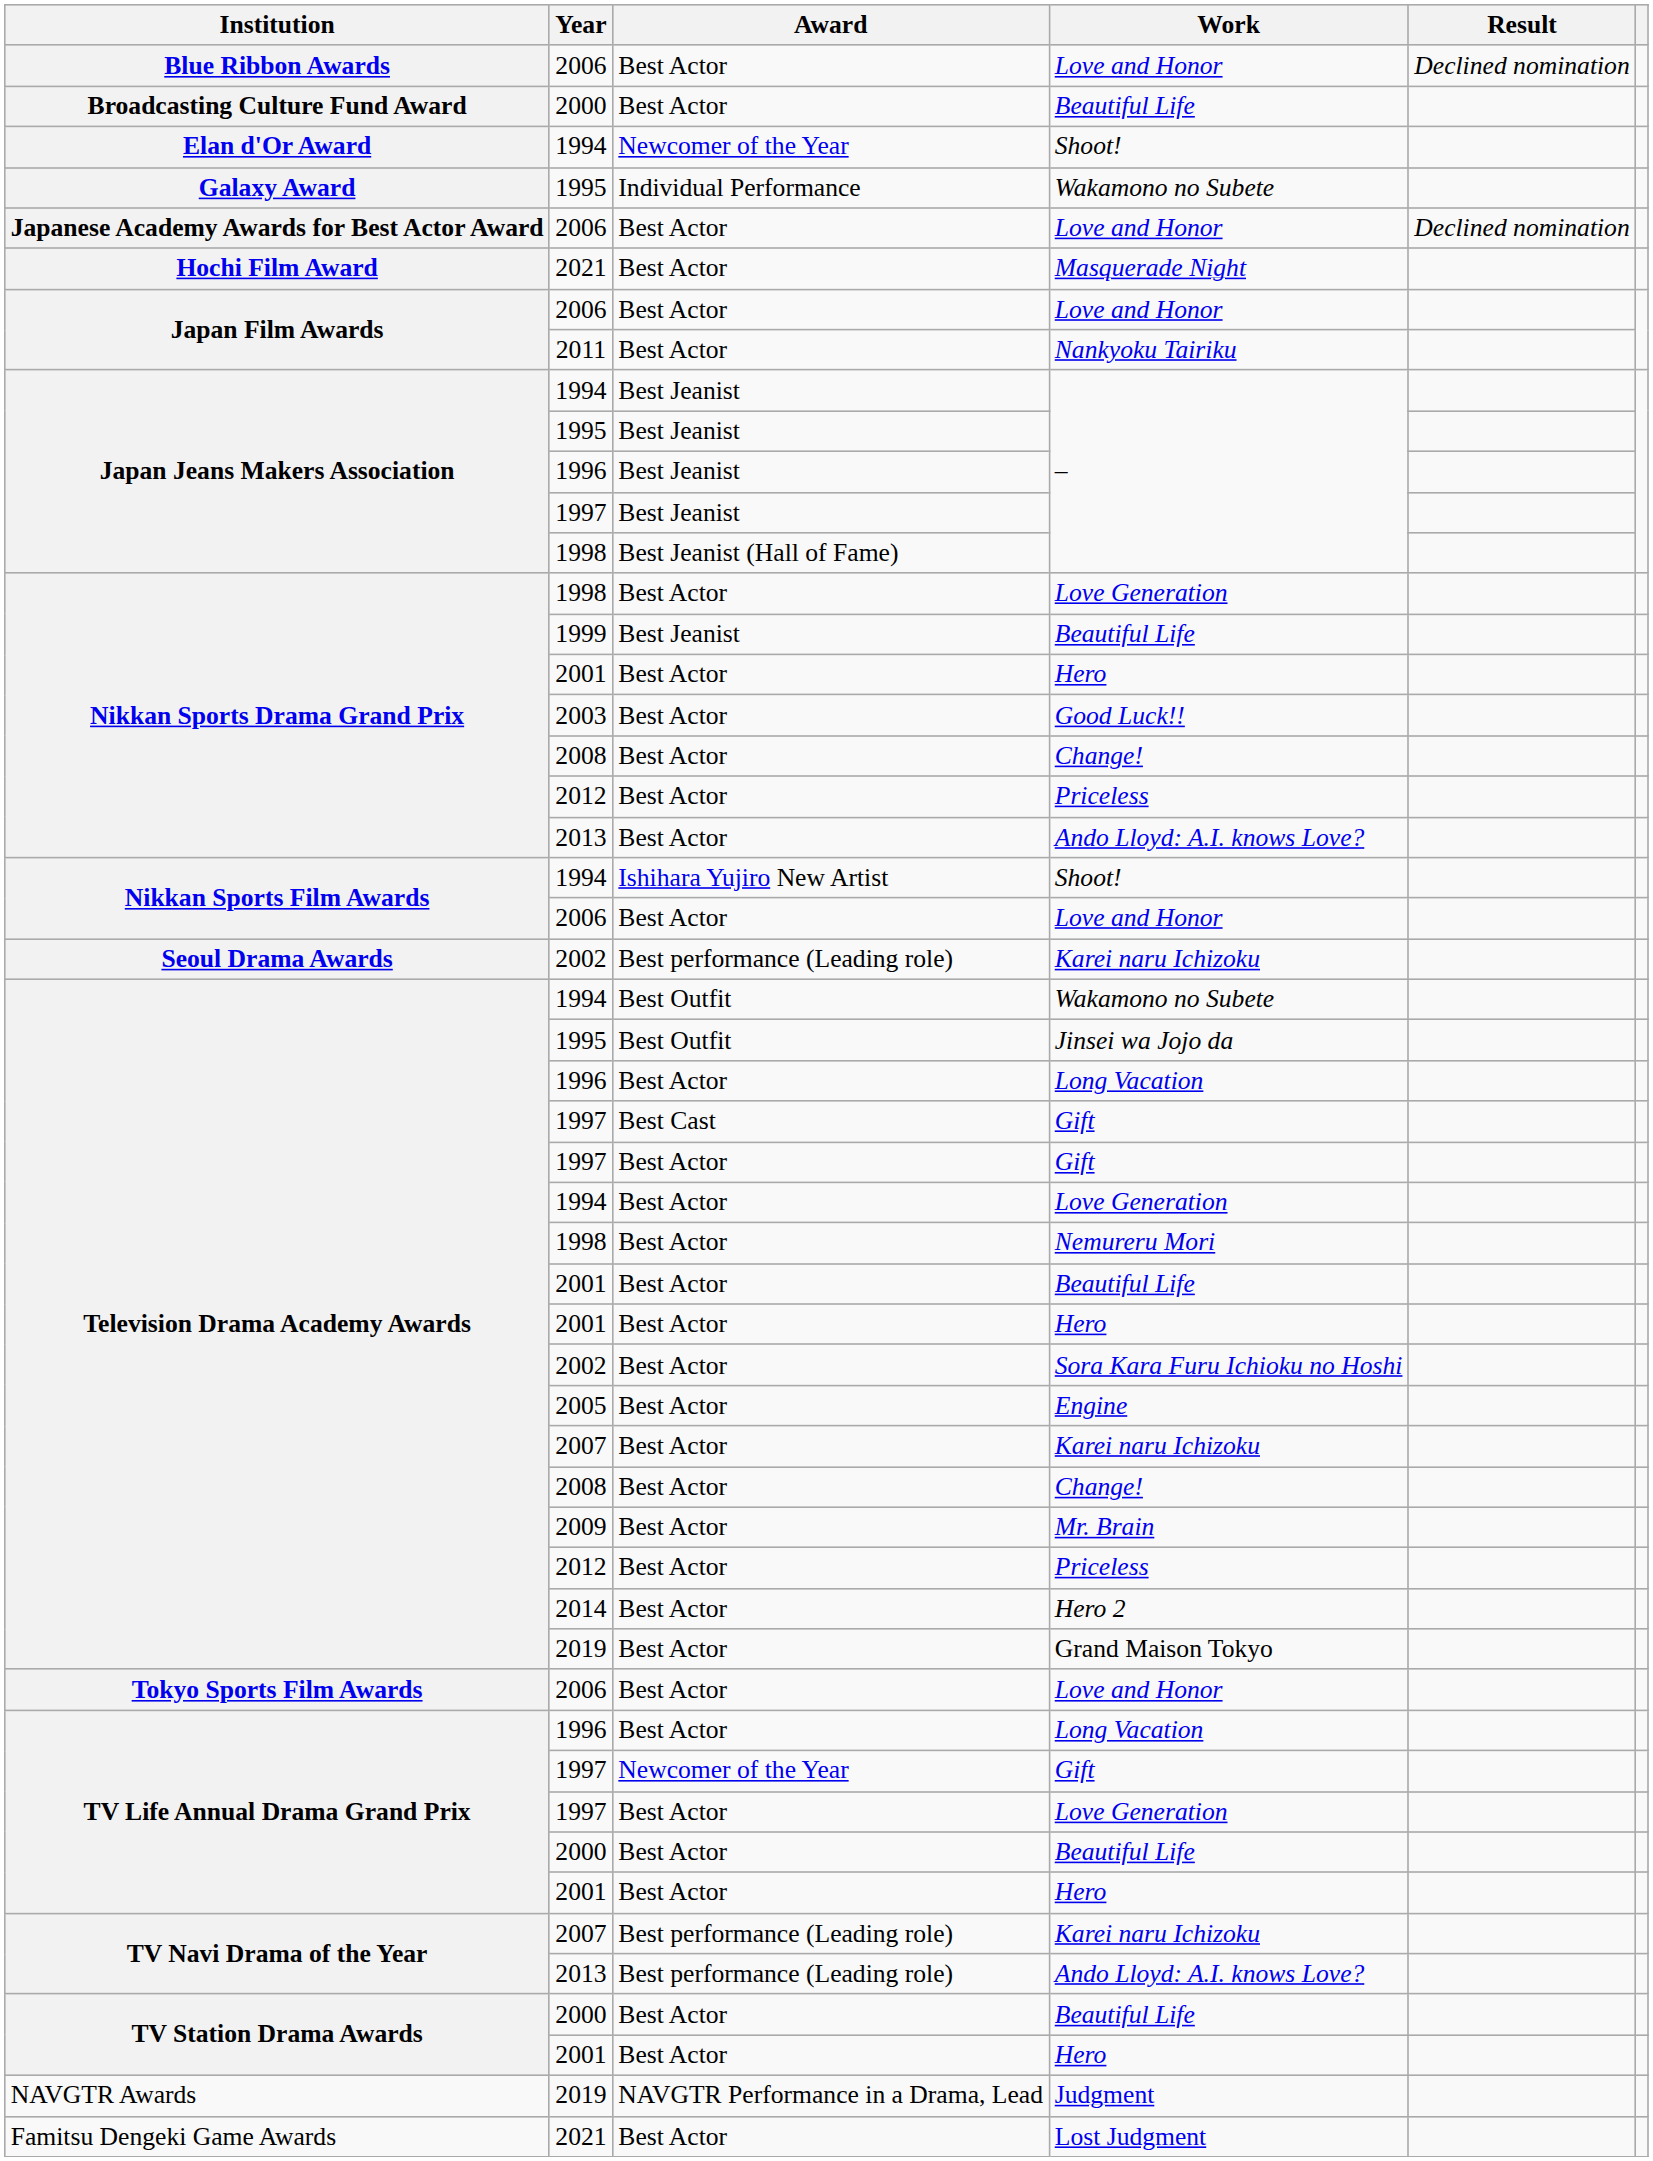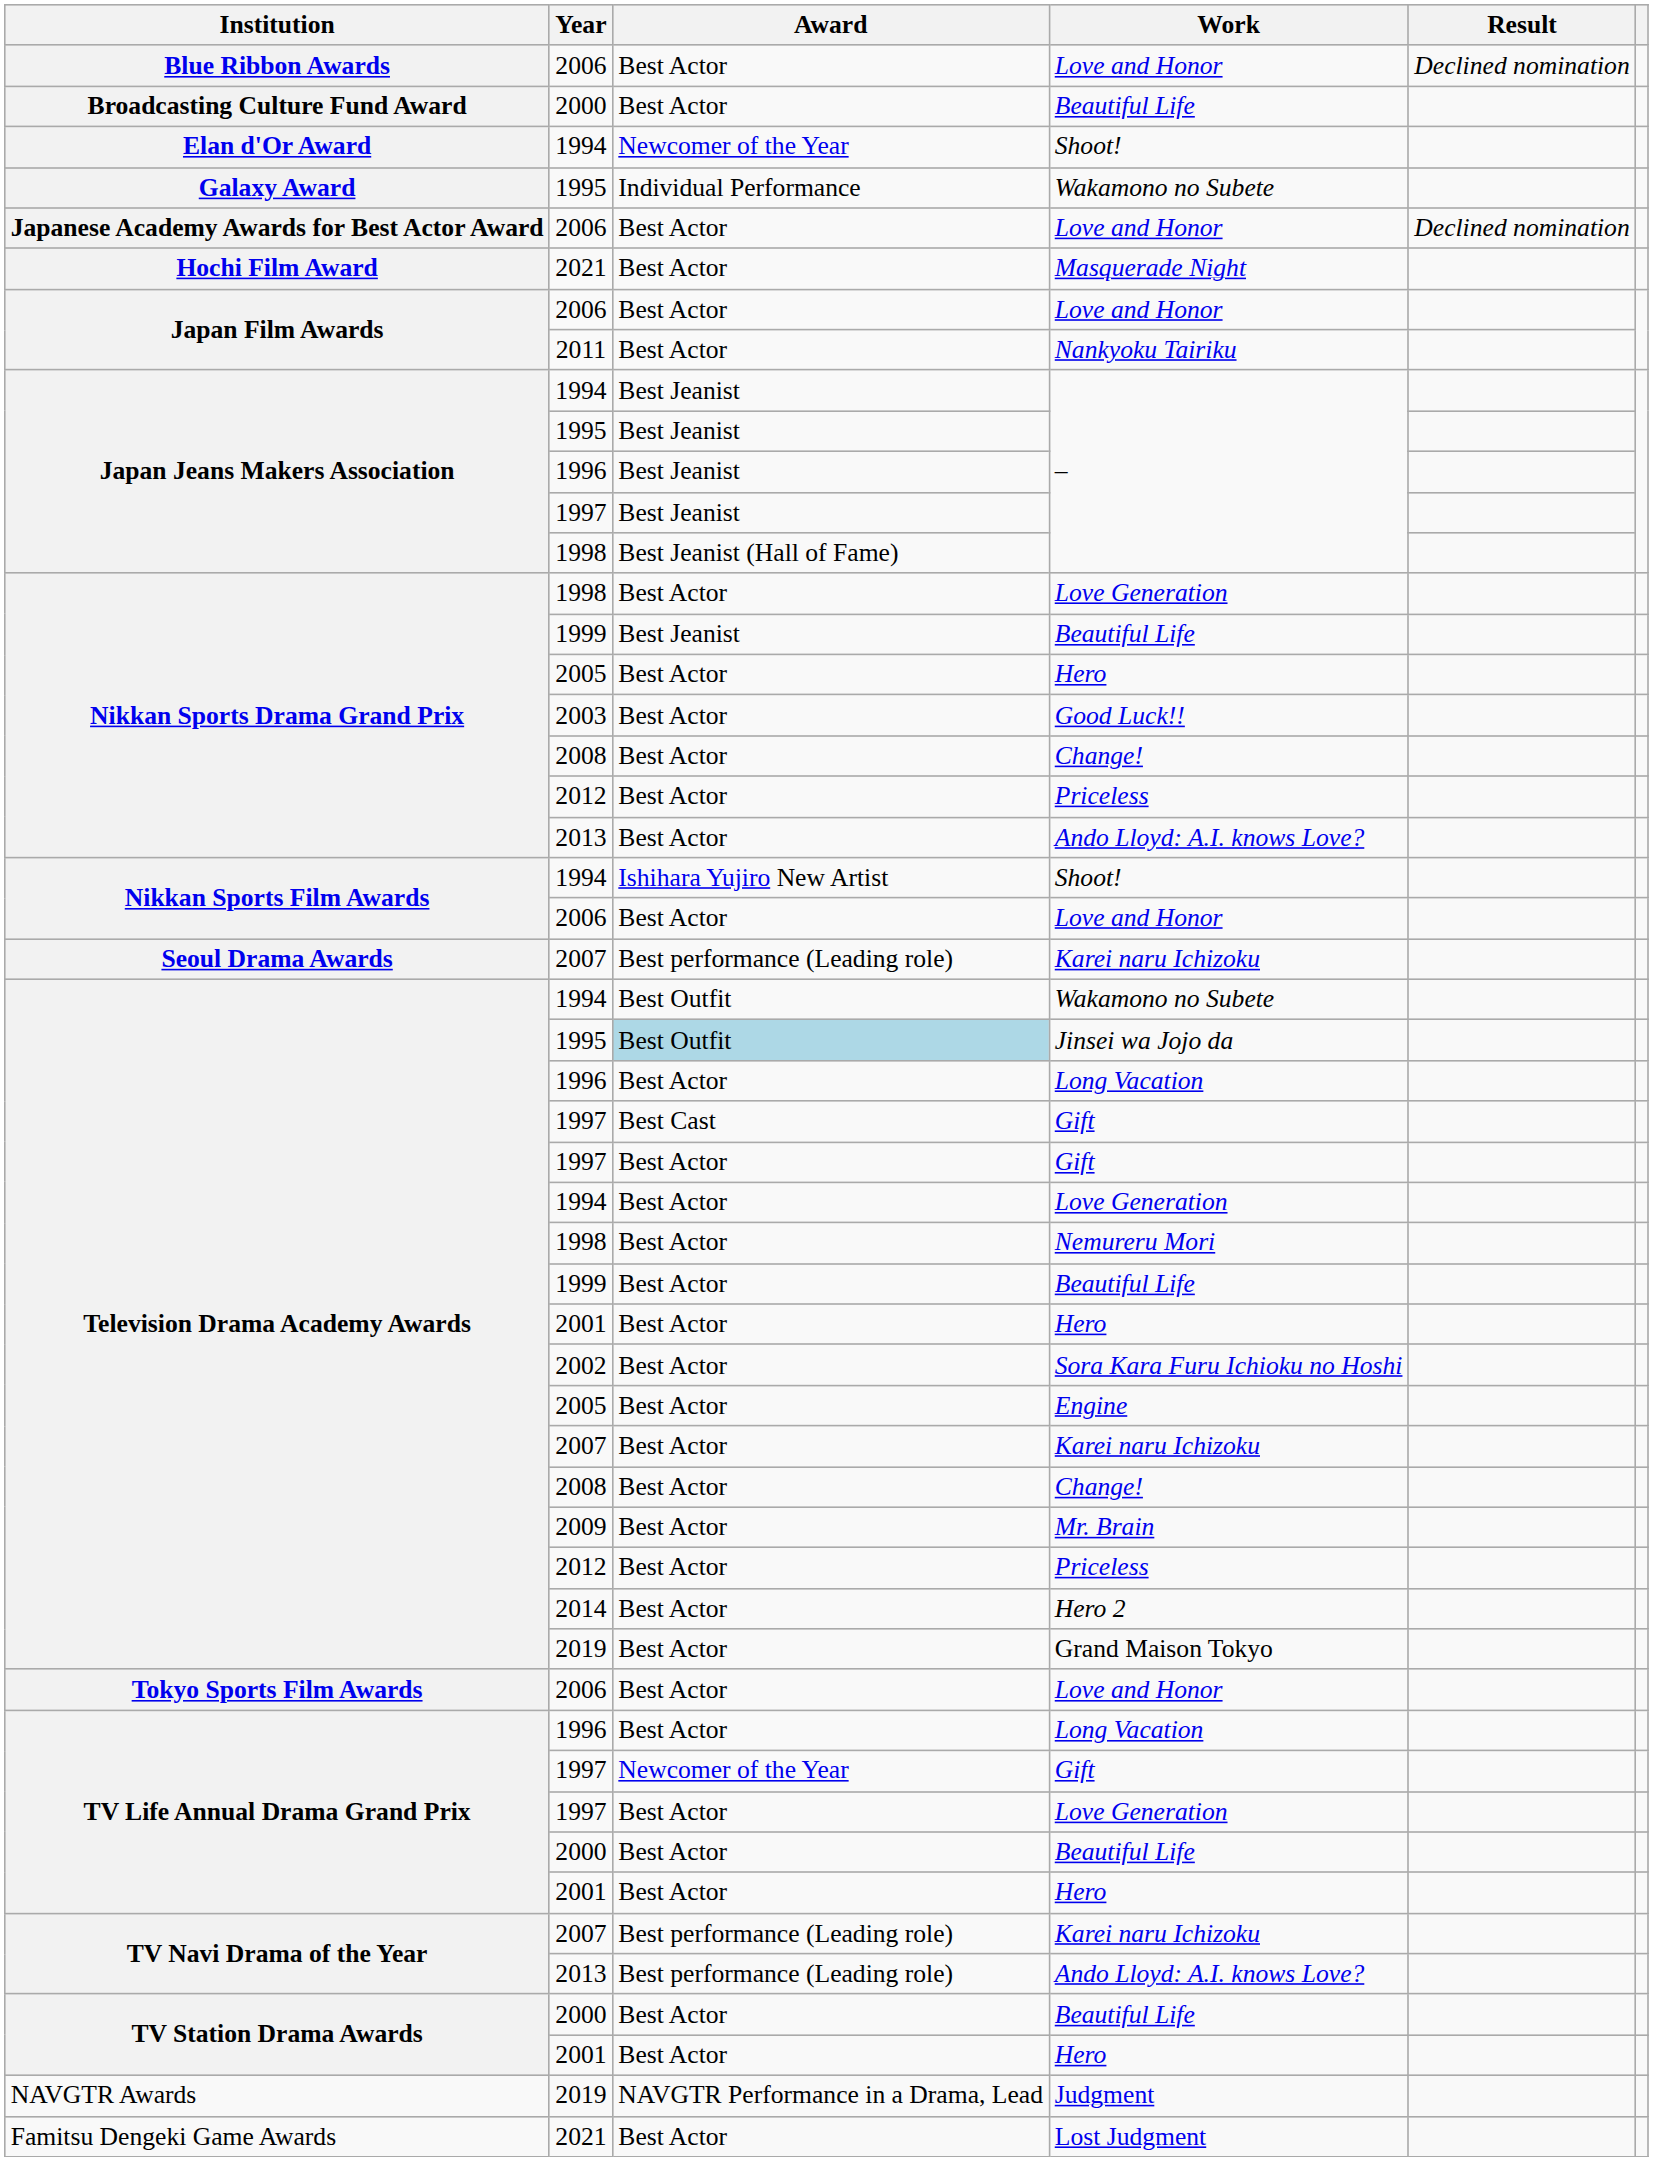(581, 674) 2001 -> (581, 674) 2005
(581, 958) 2002 -> (581, 958) 2007
(675, 1039) no background -> (675, 1039) lightblue background
(581, 1283) 2001 -> (581, 1283) 1999
